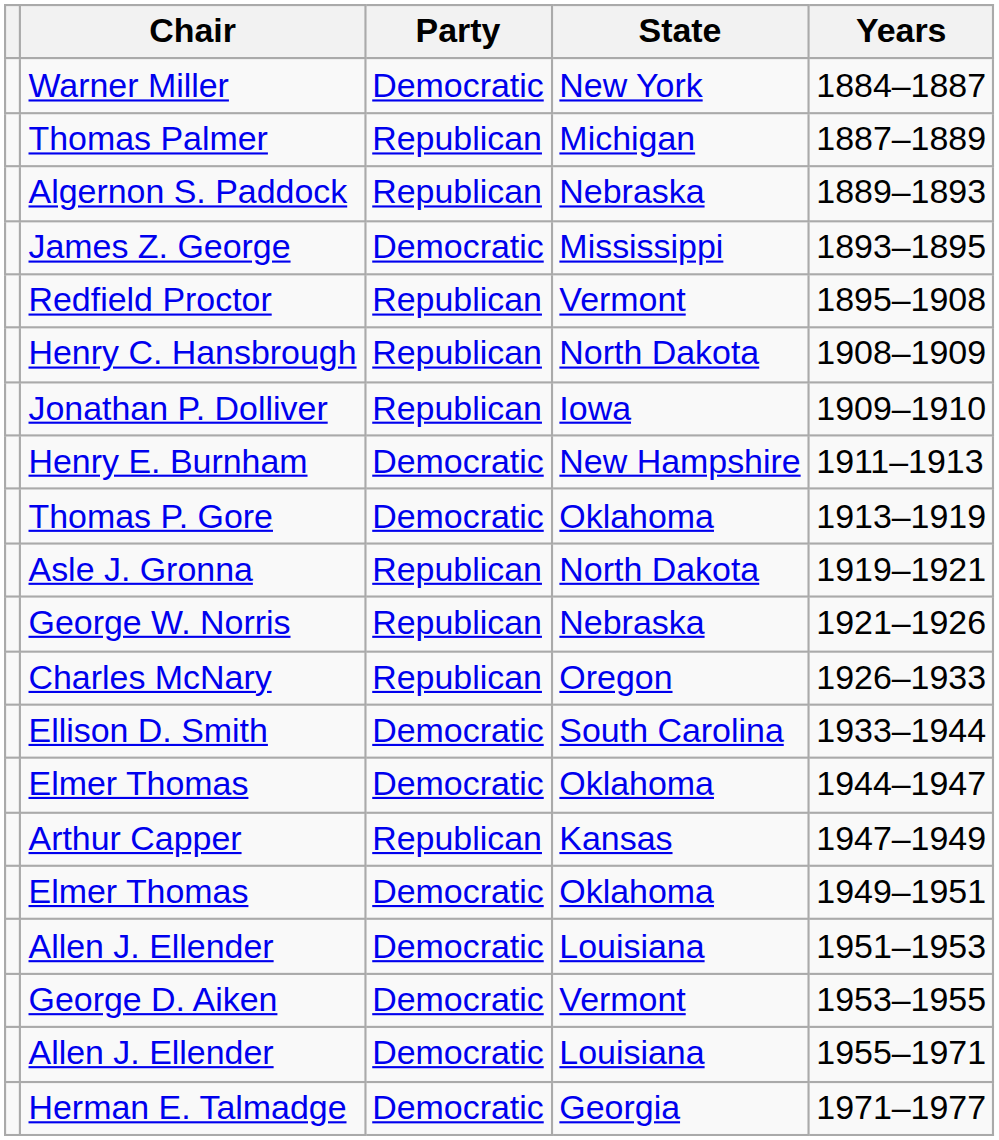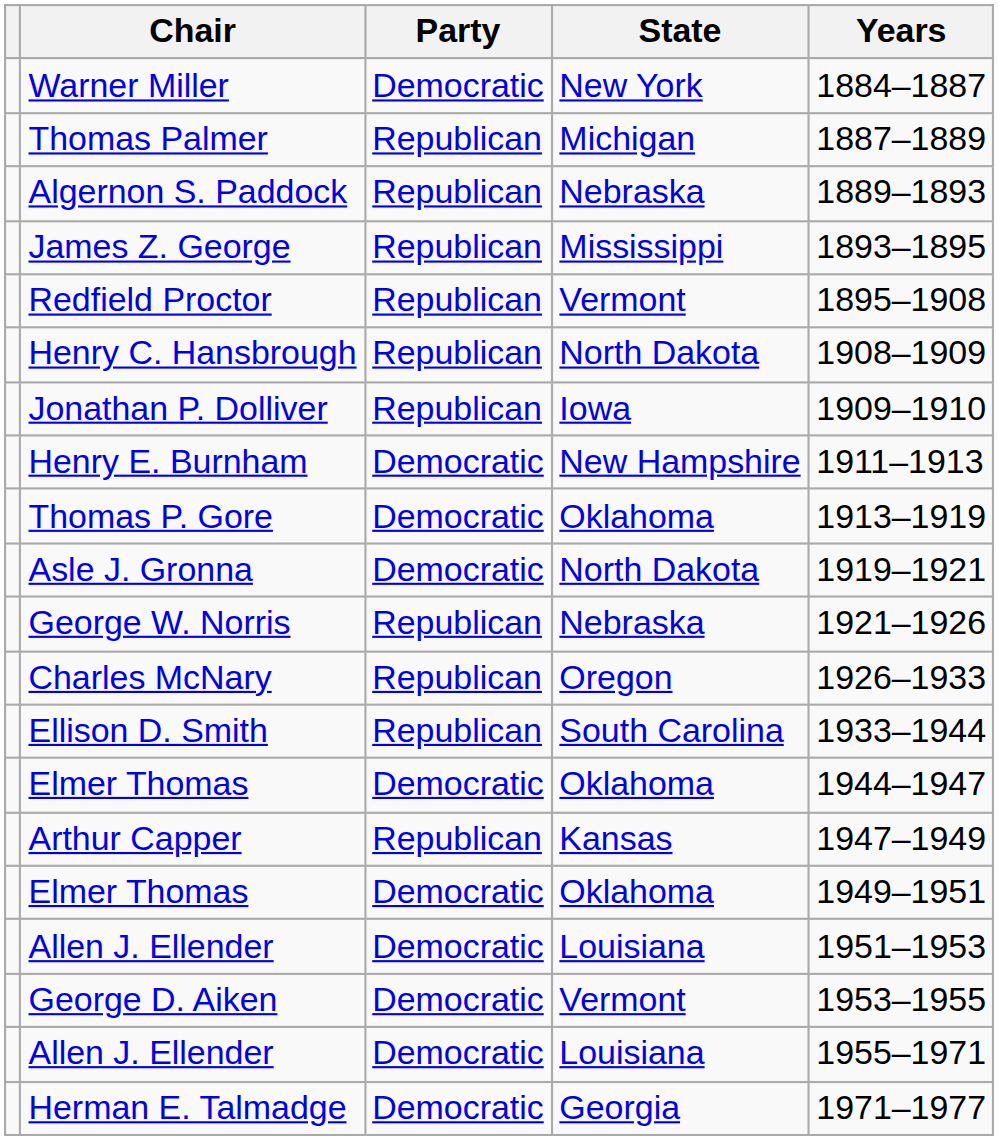(458, 246) Democratic -> (457, 246) Republican
(457, 569) Republican -> (458, 569) Democratic
(458, 730) Democratic -> (457, 730) Republican
